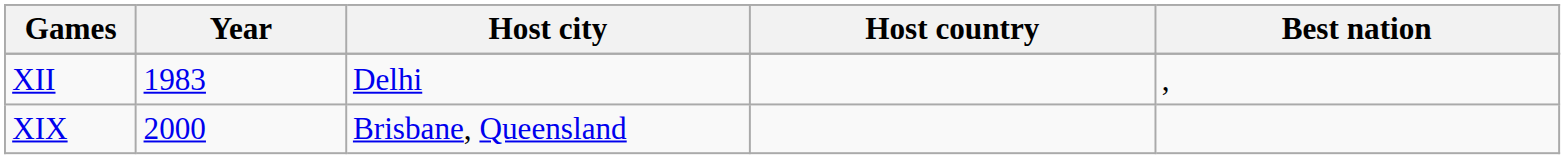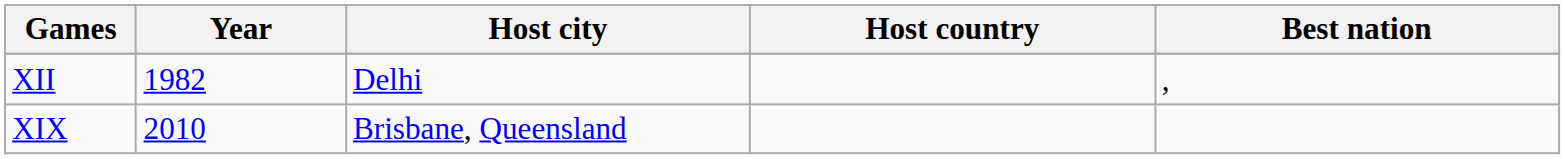(175, 78) 1983 -> (175, 78) 1982
(175, 128) 2000 -> (175, 128) 2010
